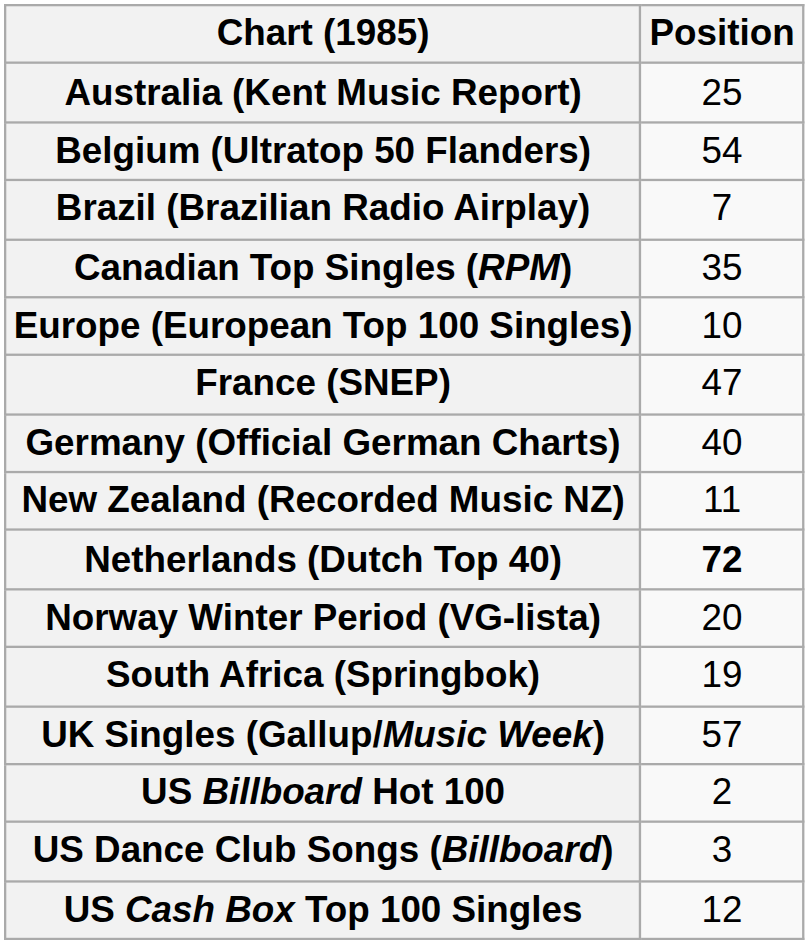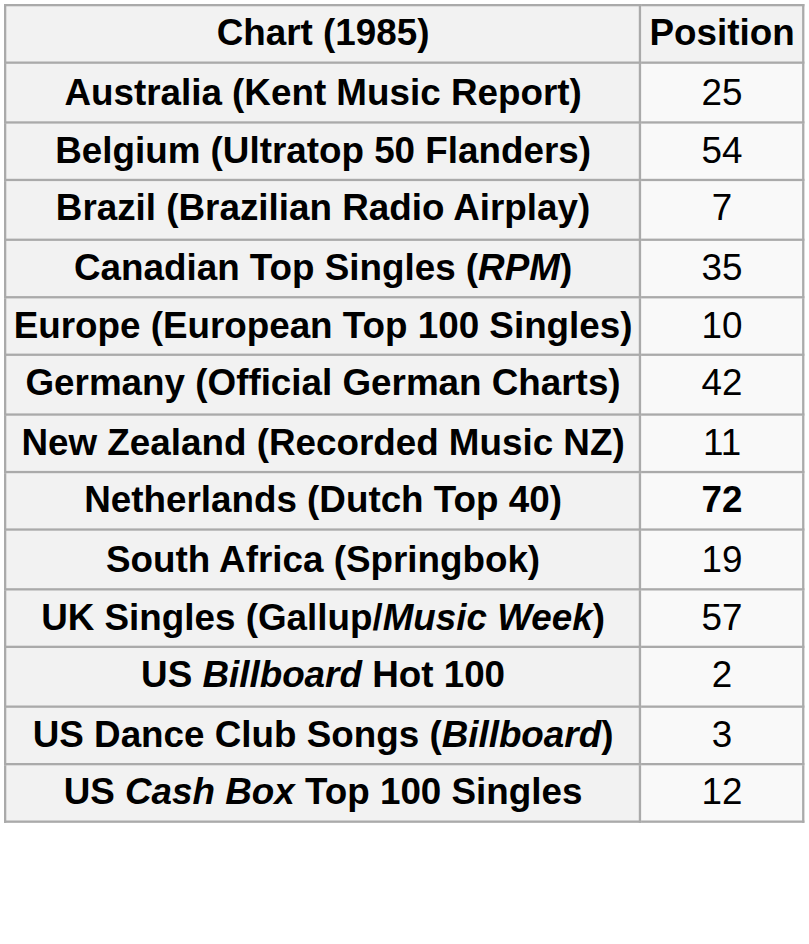- row: (323, 383)
(722, 442) 40 -> (722, 383) 42
- row: (323, 617)
